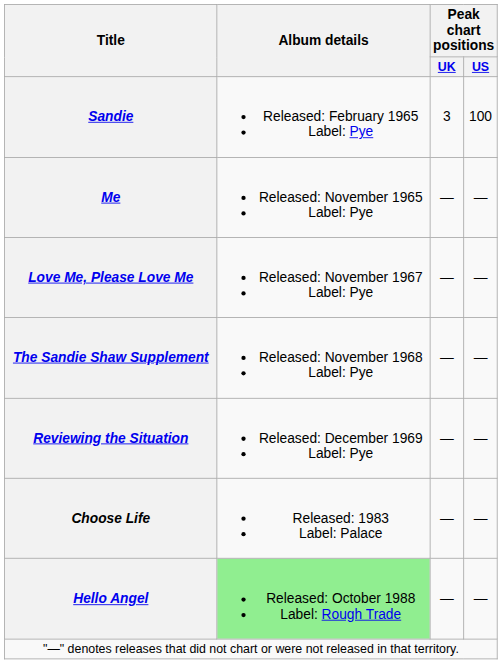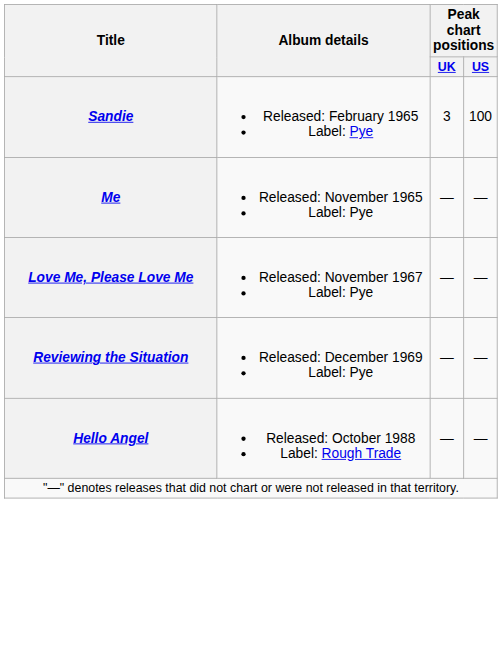- row: (111, 357)
- row: (111, 518)
(324, 606) lightgreen background -> (324, 446) no background
